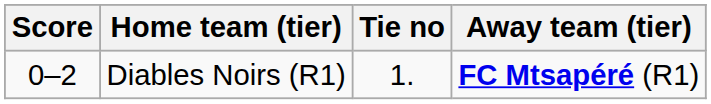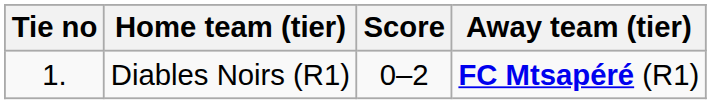columns swapped: (402, 27) <-> (52, 27)
